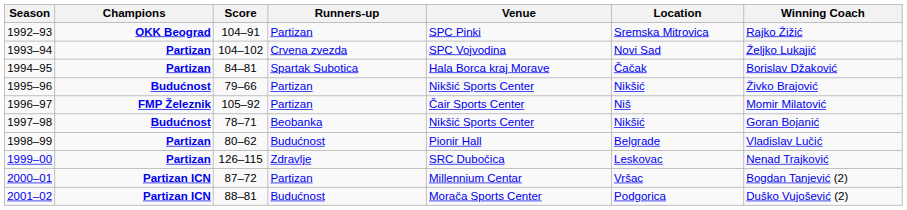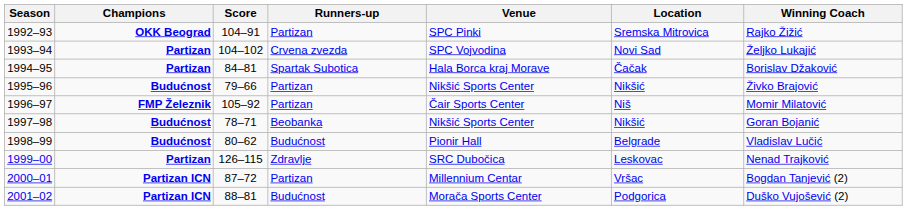(188, 141) Partizan -> (181, 141) Budućnost
